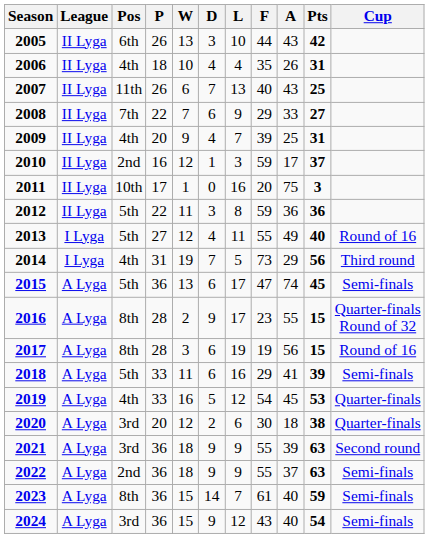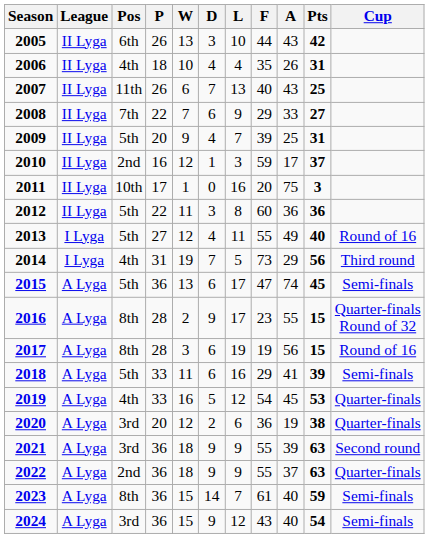(129, 138) 4th -> (129, 138) 5th
(264, 211) 59 -> (264, 211) 60
(264, 423) 30 -> (264, 423) 36
(291, 423) 18 -> (291, 423) 19
(378, 472) Semi-finals -> (378, 472) Quarter-finals
